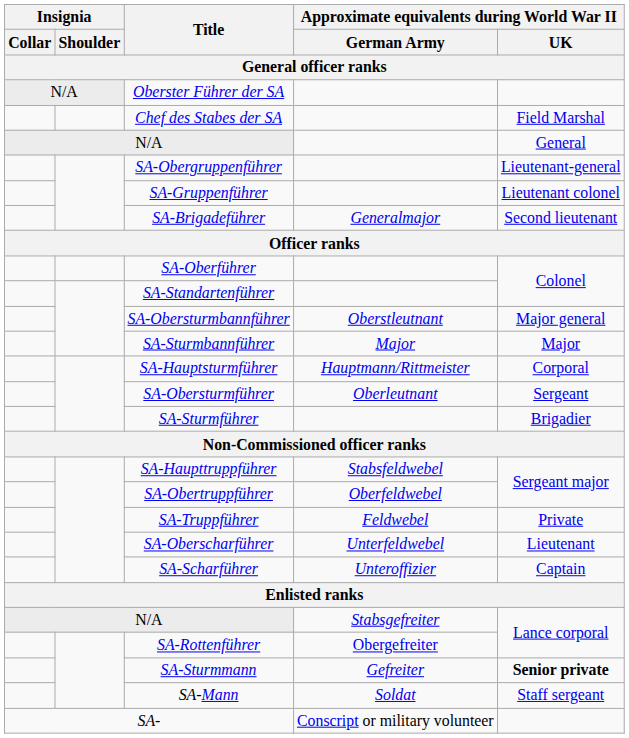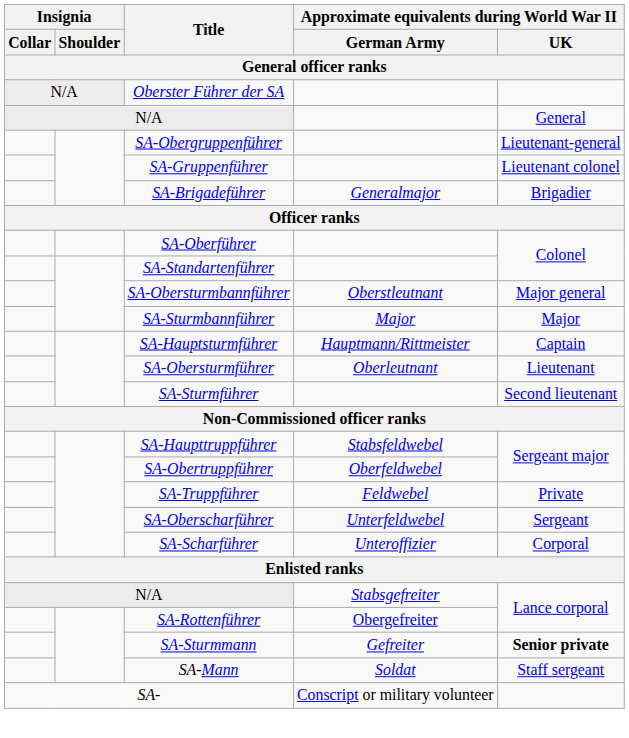- row: (209, 117)
(561, 218) Second lieutenant -> (561, 192) Brigadier
(561, 368) Corporal -> (561, 343) Captain
(561, 393) Sergeant -> (561, 368) Lieutenant
(561, 419) Brigadier -> (561, 393) Second lieutenant
(561, 544) Lieutenant -> (561, 519) Sergeant
(561, 569) Captain -> (561, 544) Corporal
